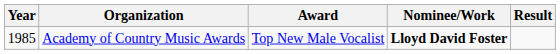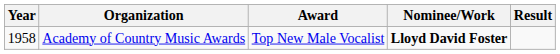(22, 37) 1985 -> (22, 37) 1958
